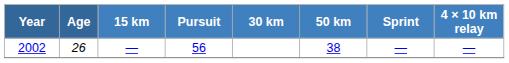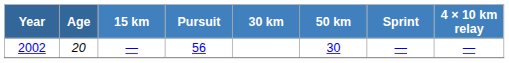(79, 48) 26 -> (79, 48) 20
(334, 48) 38 -> (334, 48) 30
